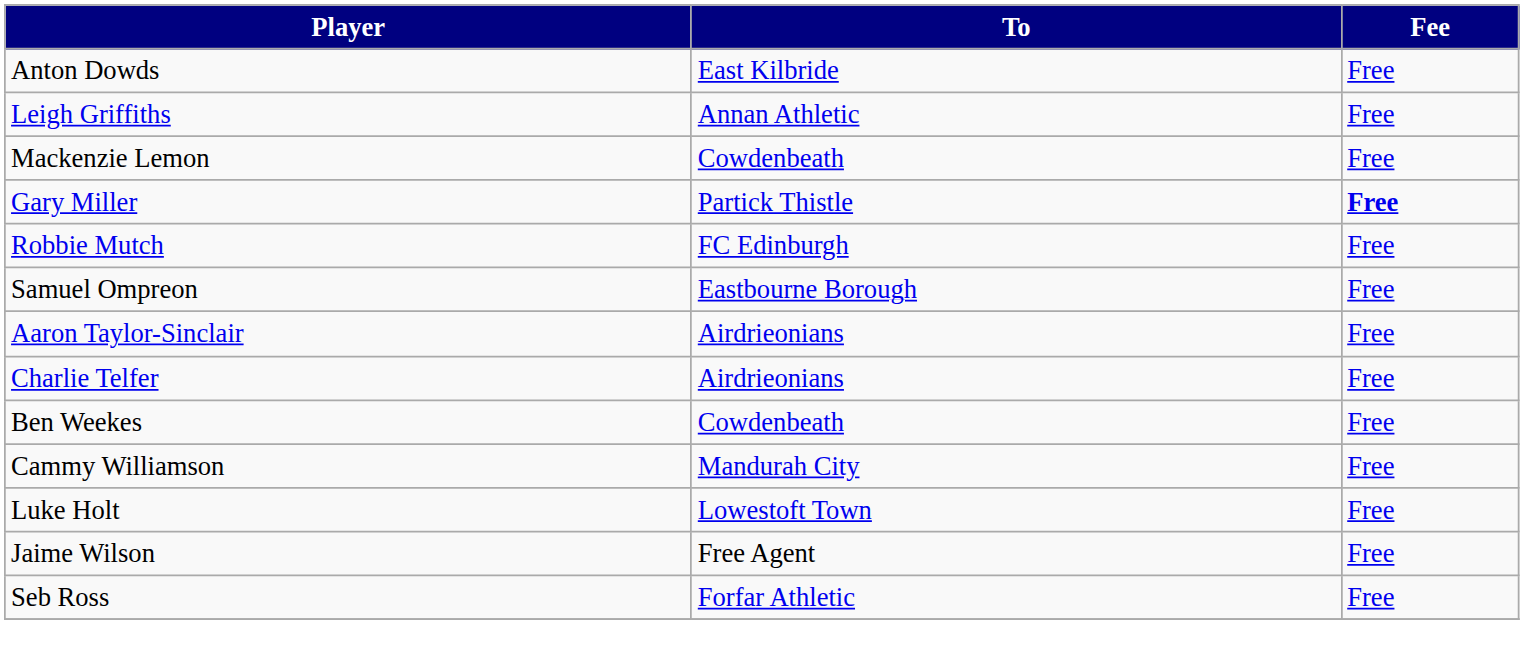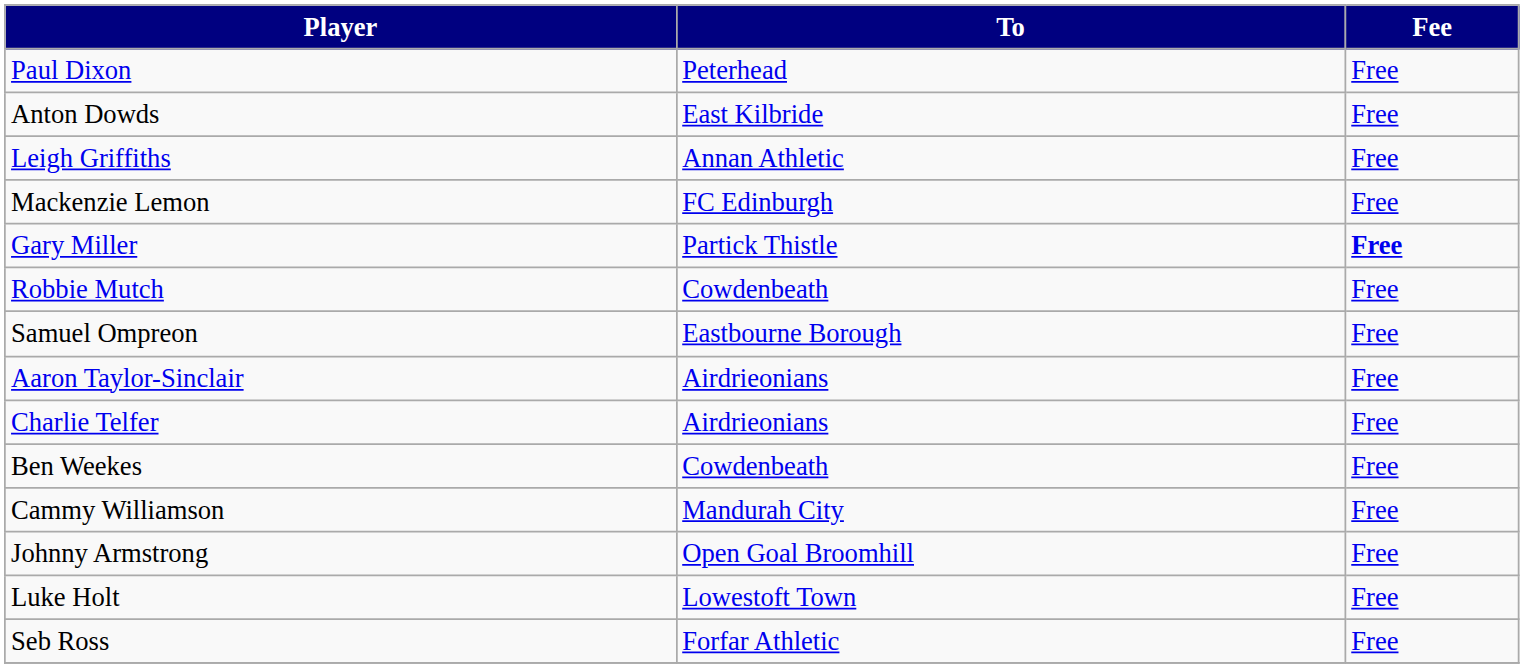+ row: (71, 70)
(771, 158) Cowdenbeath -> (758, 202) FC Edinburgh
(773, 245) FC Edinburgh -> (755, 289) Cowdenbeath
+ row: (110, 552)
- row: (83, 552)
